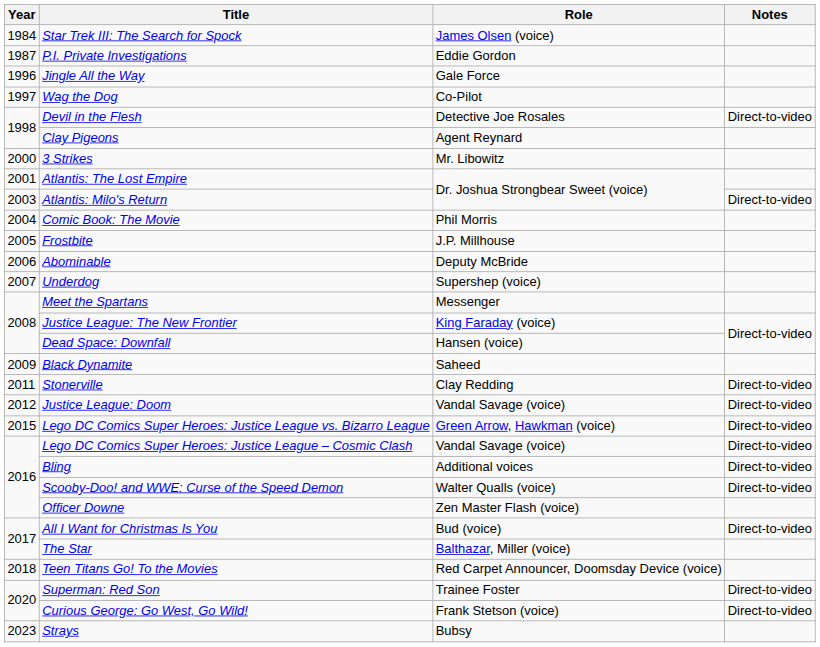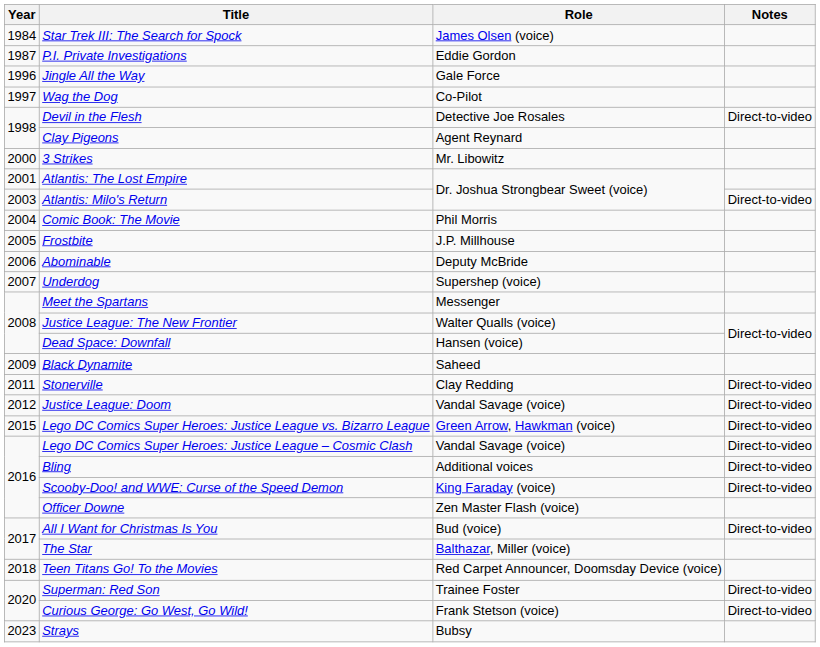(496, 323) King Faraday (voice) -> (496, 323) Walter Qualls (voice)
(496, 487) Walter Qualls (voice) -> (496, 487) King Faraday (voice)
